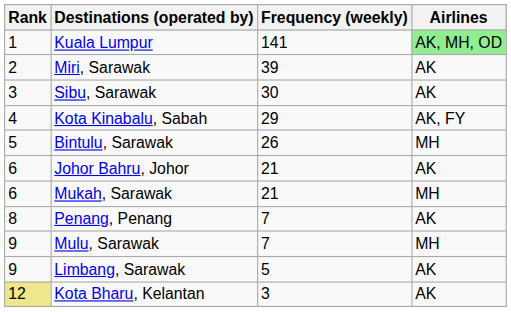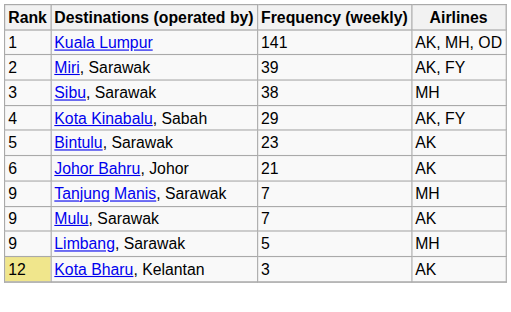(459, 43) lightgreen background -> (459, 43) no background
(426, 68) AK -> (440, 68) AK, FY
(270, 93) 30 -> (270, 93) 38
(426, 93) AK -> (427, 93) MH
(270, 143) 26 -> (270, 143) 23
(427, 143) MH -> (426, 143) AK
- row: (113, 194)
- row: (113, 219)
+ row: (140, 194)
(427, 244) MH -> (426, 219) AK
(426, 269) AK -> (427, 244) MH
